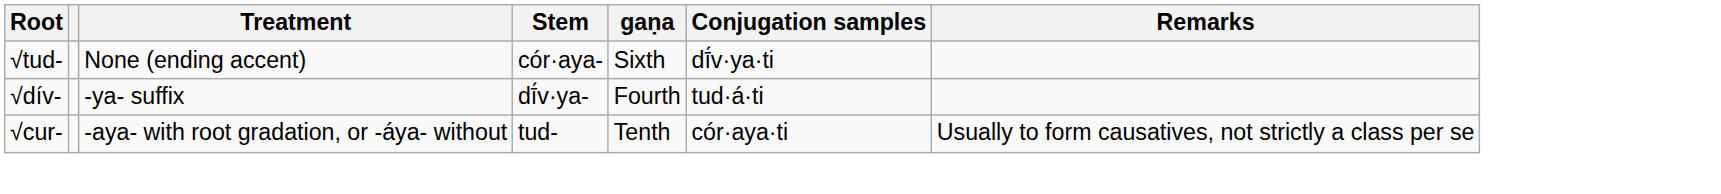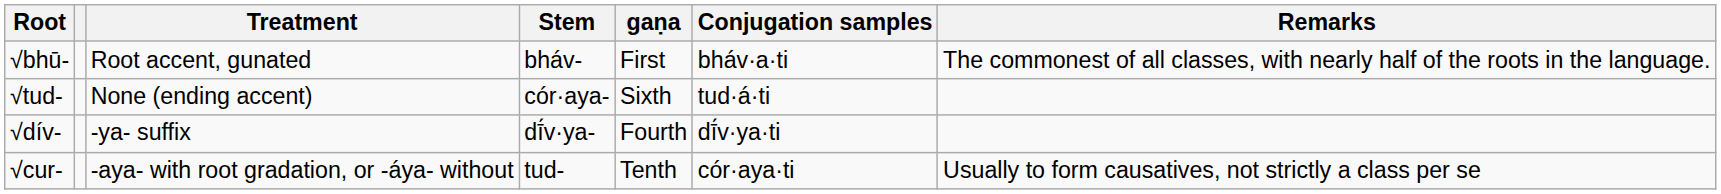+ row: (40, 59)
(733, 59) dī́v·ya·ti -> (734, 96) tud·á·ti
(728, 96) tud·á·ti -> (739, 133) dī́v·ya·ti
